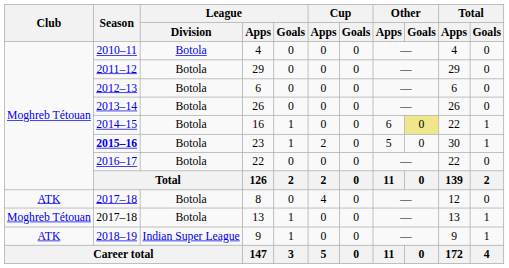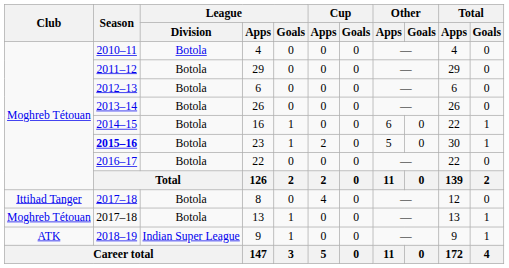(421, 124) khaki background -> (421, 124) no background
(49, 198) ATK -> (49, 198) Ittihad Tanger
